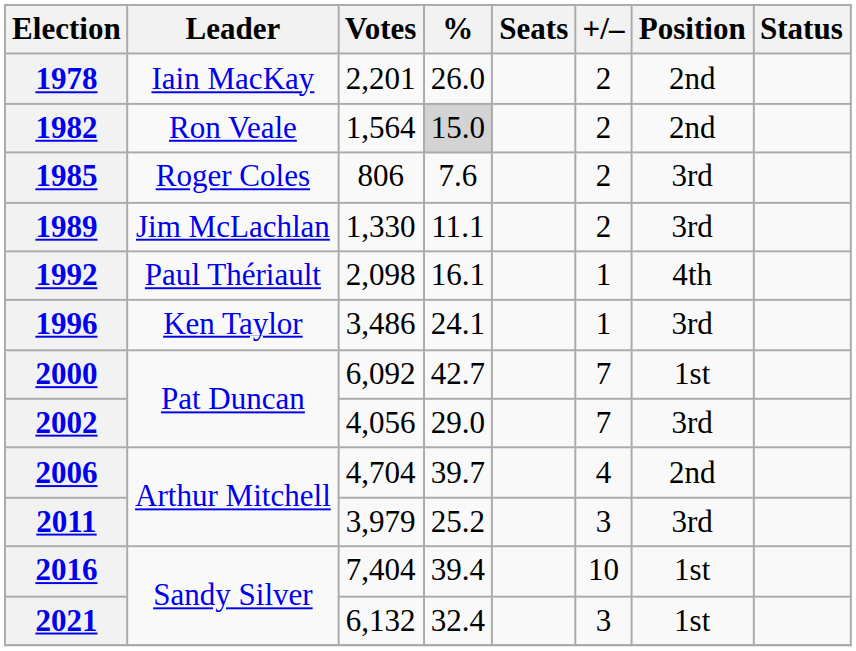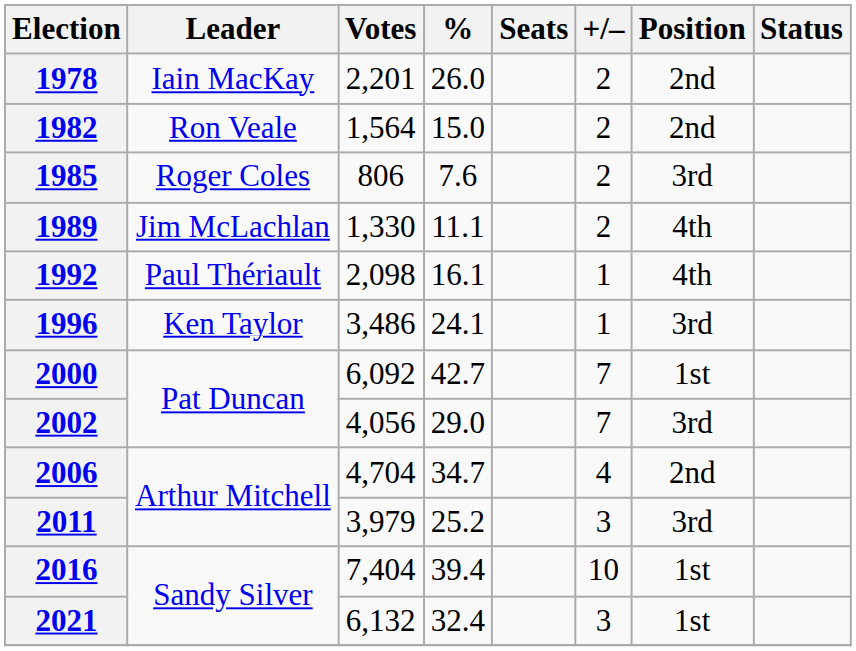(458, 127) lightgrey background -> (458, 127) no background
(692, 226) 3rd -> (692, 226) 4th
(458, 472) 39.7 -> (458, 472) 34.7
